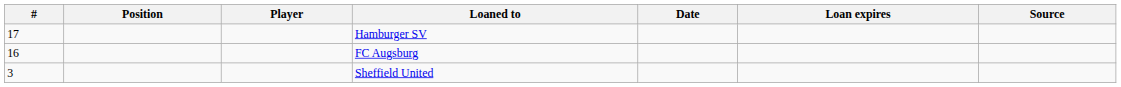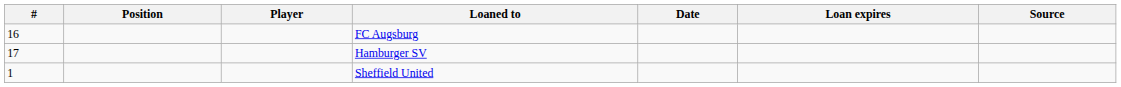rows swapped: (387, 53) <-> (391, 34)
(10, 73) 3 -> (10, 73) 1
